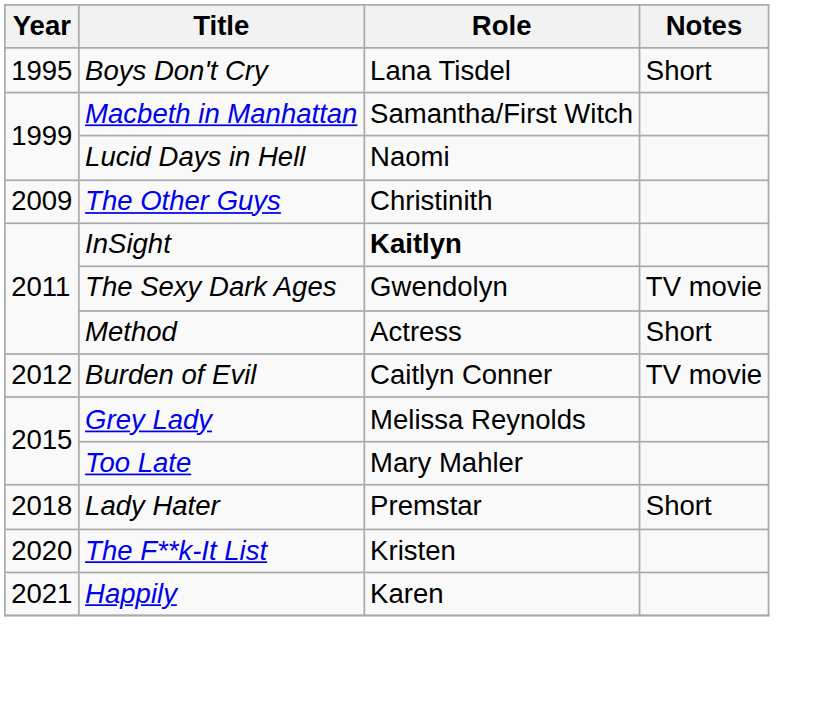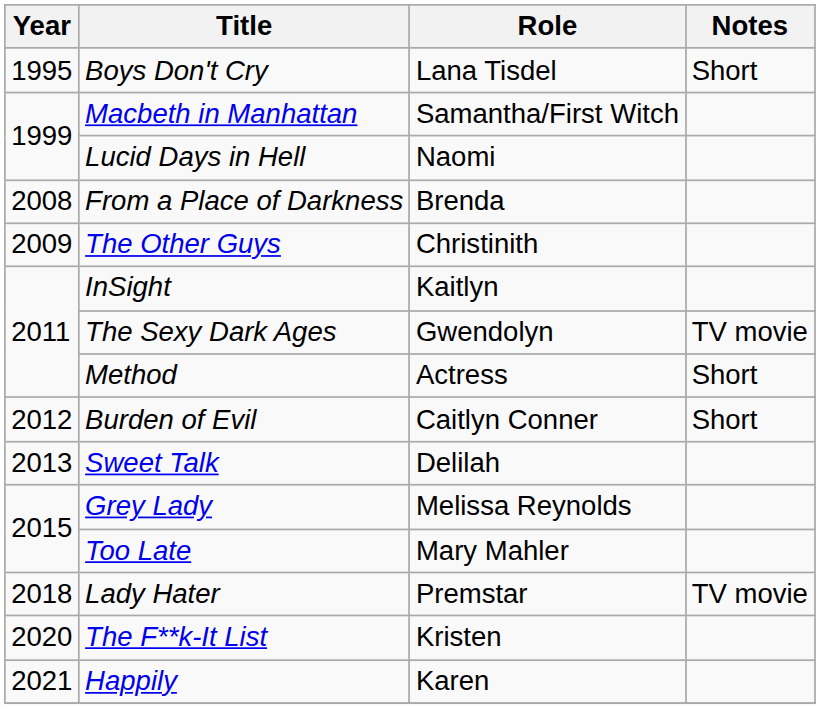+ row: (244, 200)
(416, 244) bold -> (457, 288) normal
(704, 375) TV movie -> (725, 419) Short
+ row: (152, 462)
(679, 506) Short -> (750, 593) TV movie
